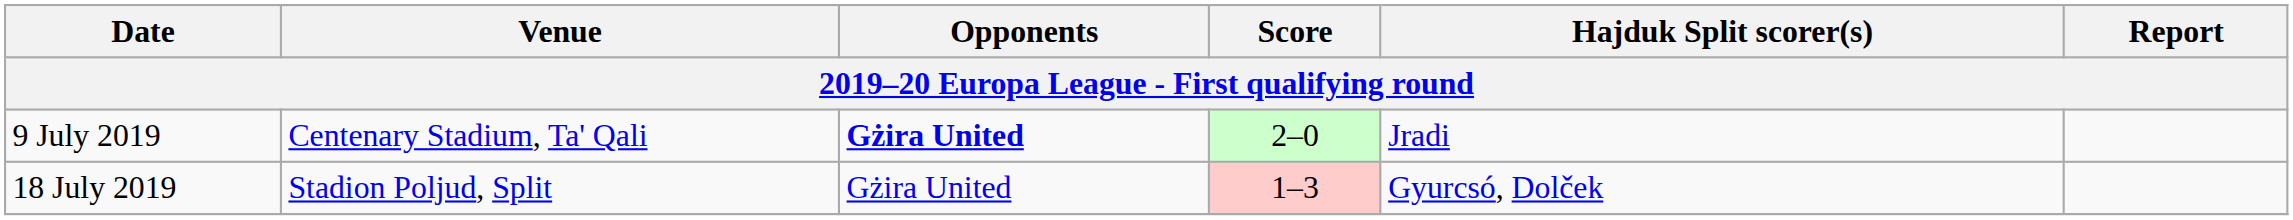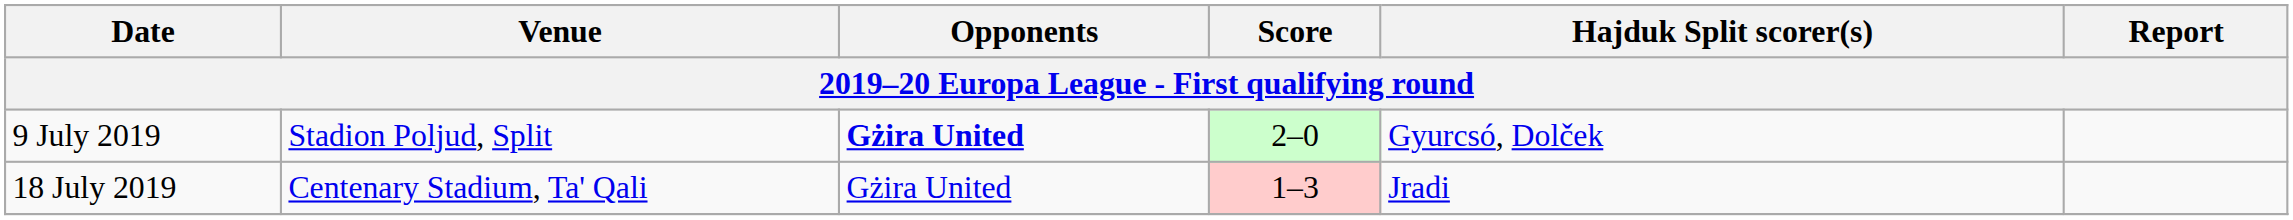(468, 135) Centenary Stadium, Ta' Qali -> (420, 135) Stadion Poljud, Split
(1419, 135) Jradi -> (1496, 135) Gyurcsó, Dolček
(420, 188) Stadion Poljud, Split -> (468, 188) Centenary Stadium, Ta' Qali
(1496, 188) Gyurcsó, Dolček -> (1419, 188) Jradi
